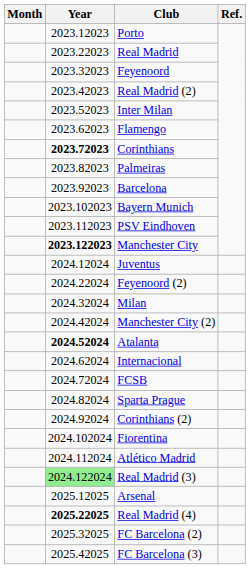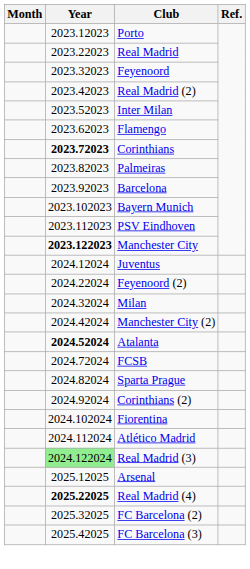- row: (149, 361)
